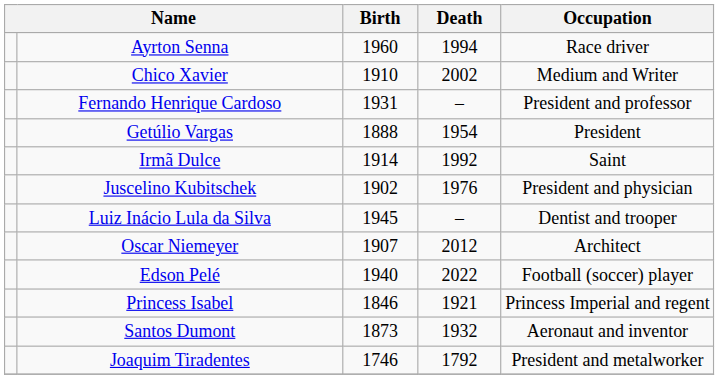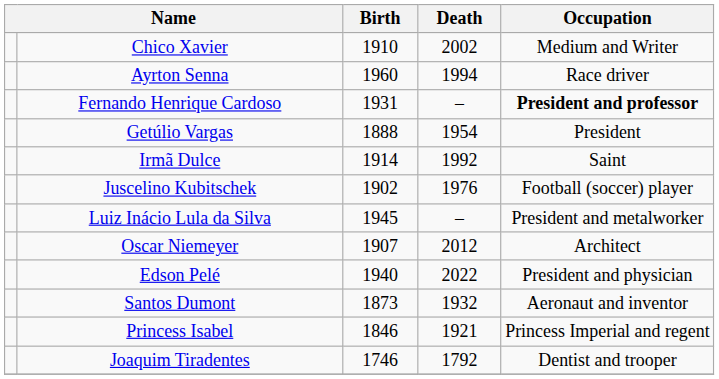rows swapped: (180, 47) <-> (180, 75)
(607, 103) normal -> (607, 103) bold
(607, 189) President and physician -> (607, 189) Football (soccer) player
(607, 217) Dentist and trooper -> (607, 217) President and metalworker
(607, 274) Football (soccer) player -> (607, 274) President and physician
rows swapped: (180, 302) <-> (180, 331)
(607, 359) President and metalworker -> (607, 359) Dentist and trooper
